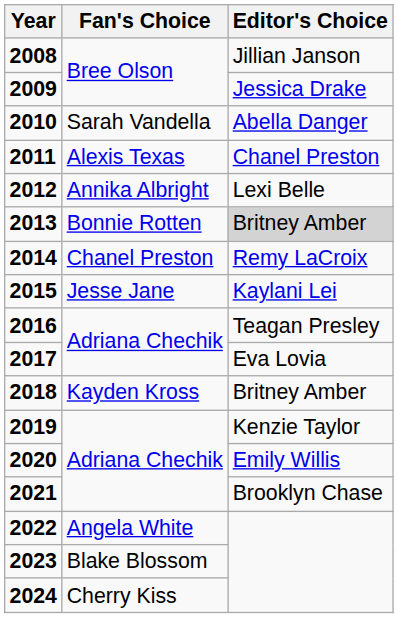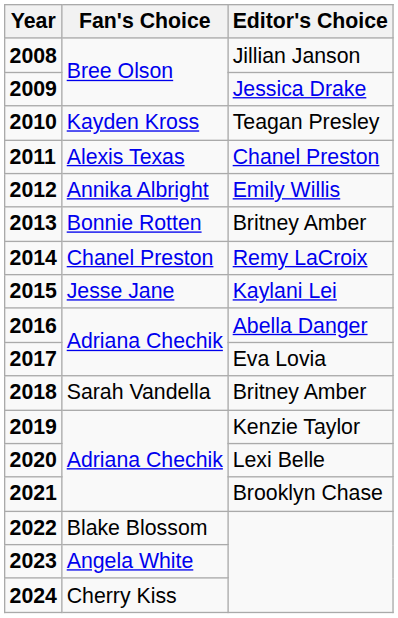(139, 122) Sarah Vandella -> (133, 122) Kayden Kross
(300, 122) Abella Danger -> (306, 122) Teagan Presley
(279, 190) Lexi Belle -> (286, 190) Emily Willis
(299, 223) lightgrey background -> (299, 223) no background
(306, 325) Teagan Presley -> (300, 325) Abella Danger
(133, 392) Kayden Kross -> (139, 392) Sarah Vandella
(286, 460) Emily Willis -> (279, 460) Lexi Belle
(130, 527) Angela White -> (137, 527) Blake Blossom
(137, 561) Blake Blossom -> (130, 561) Angela White
